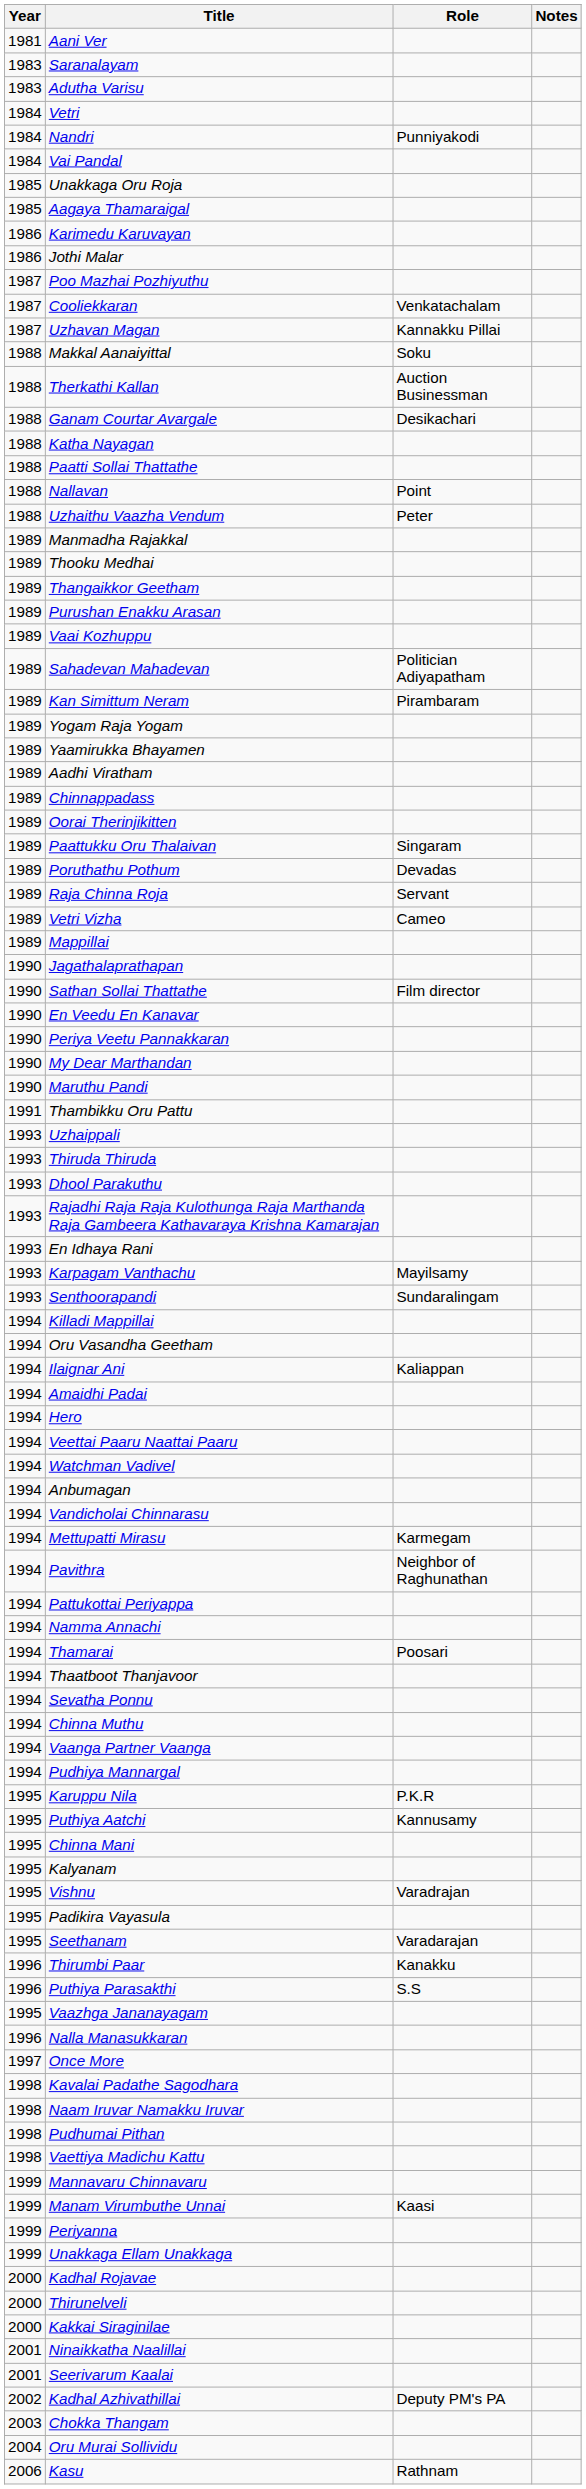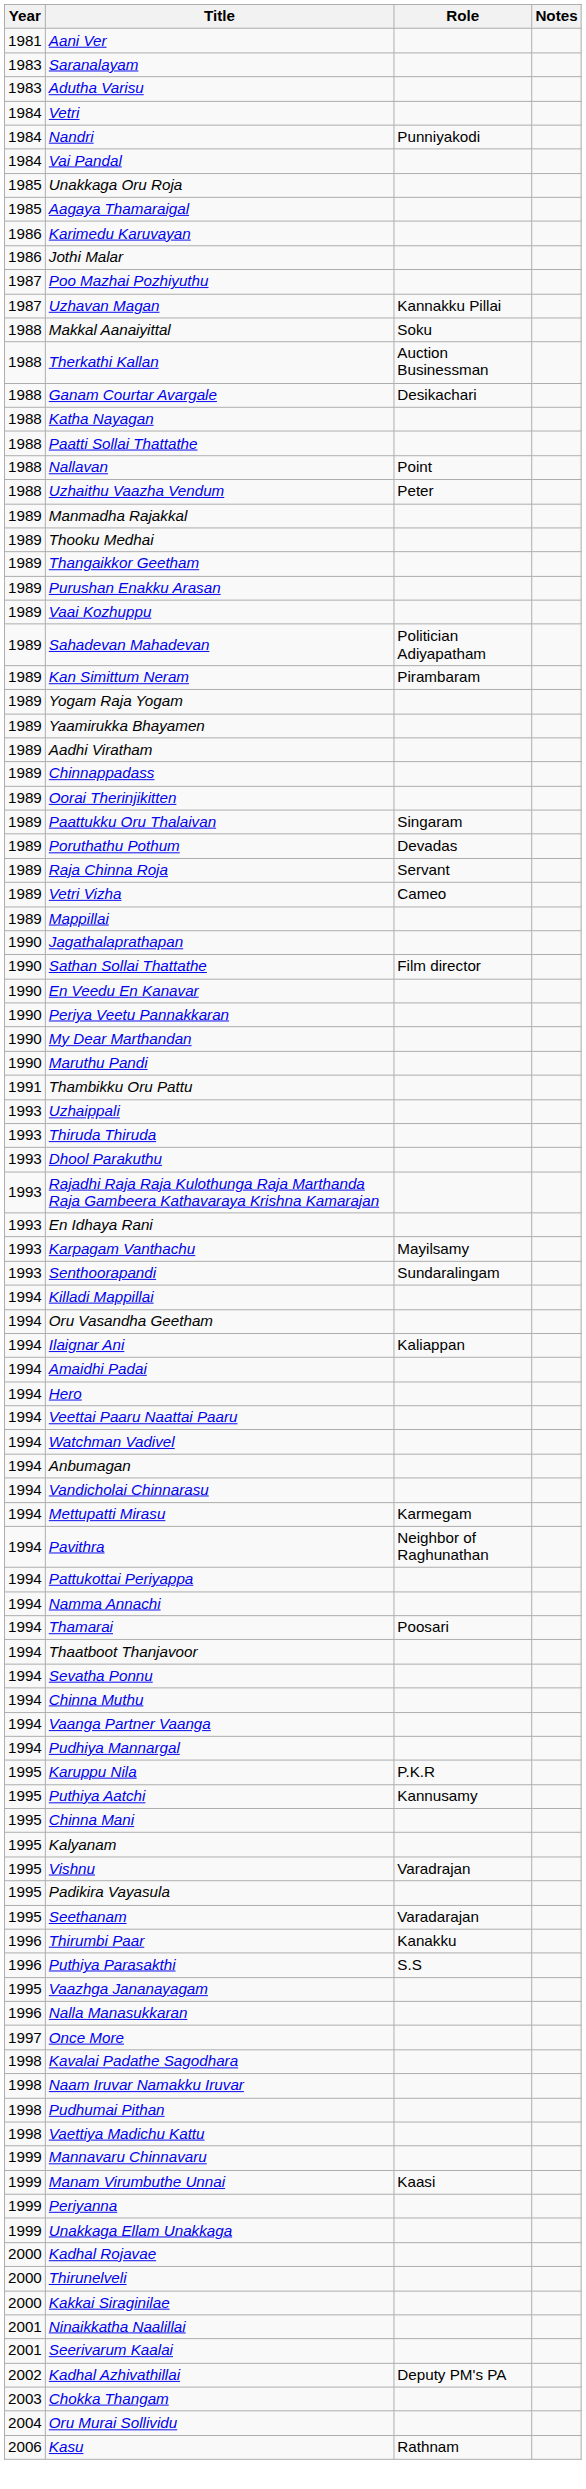- row: (93, 305)
